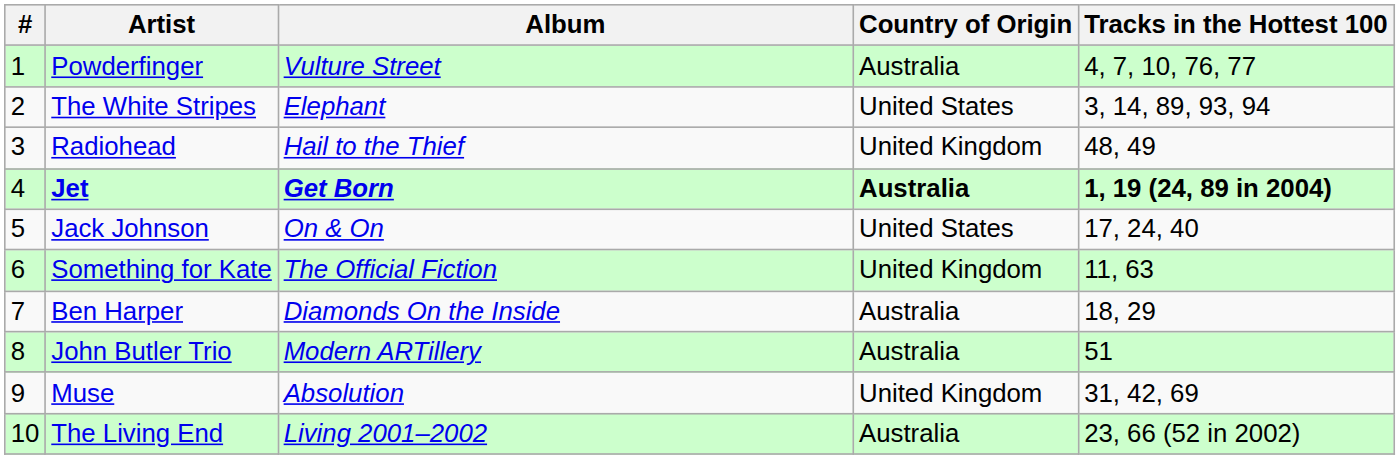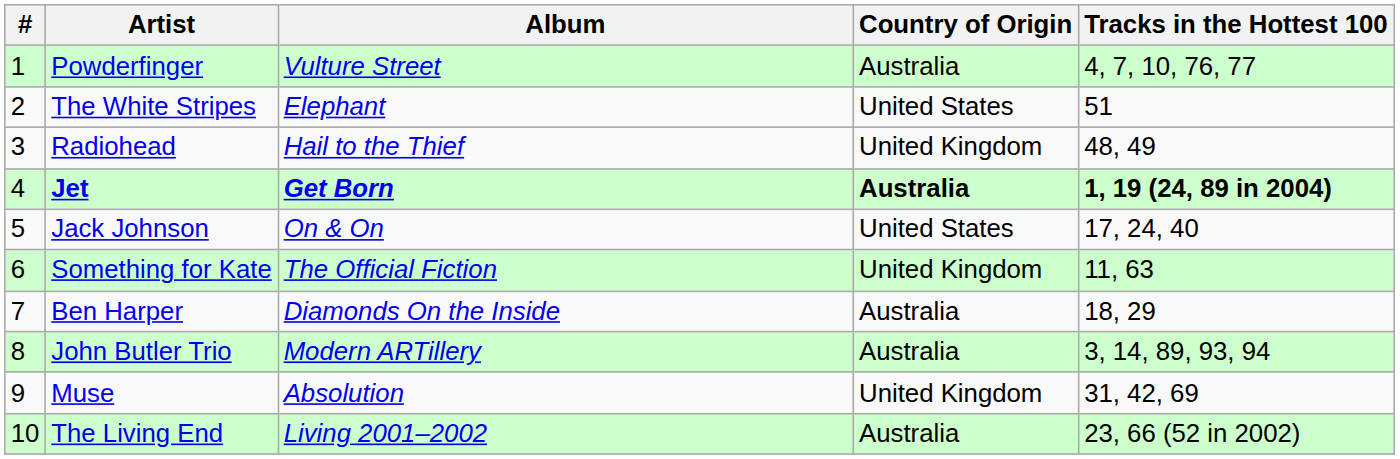(1177, 106) 3, 14, 89, 93, 94 -> (1098, 106) 51
(1098, 351) 51 -> (1177, 351) 3, 14, 89, 93, 94
